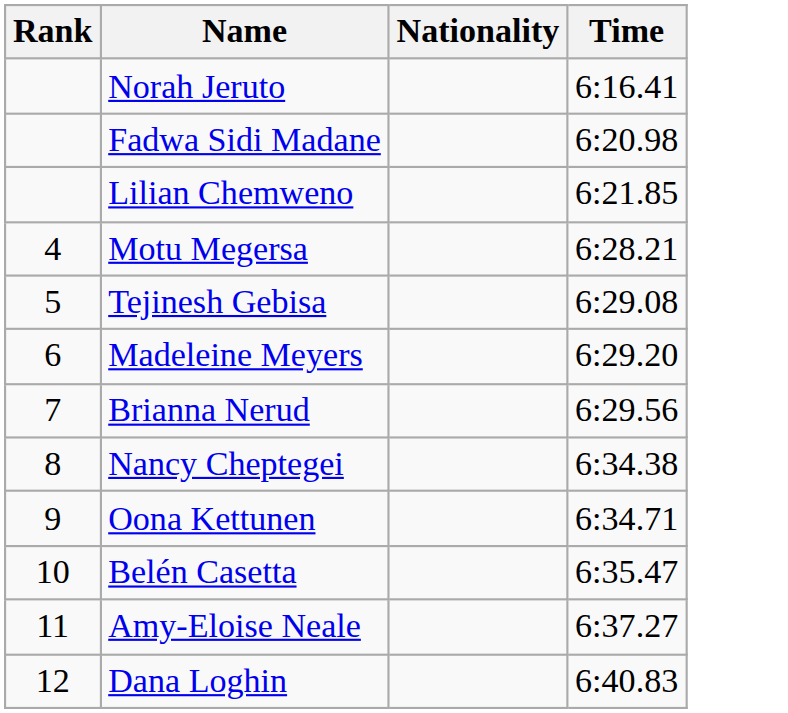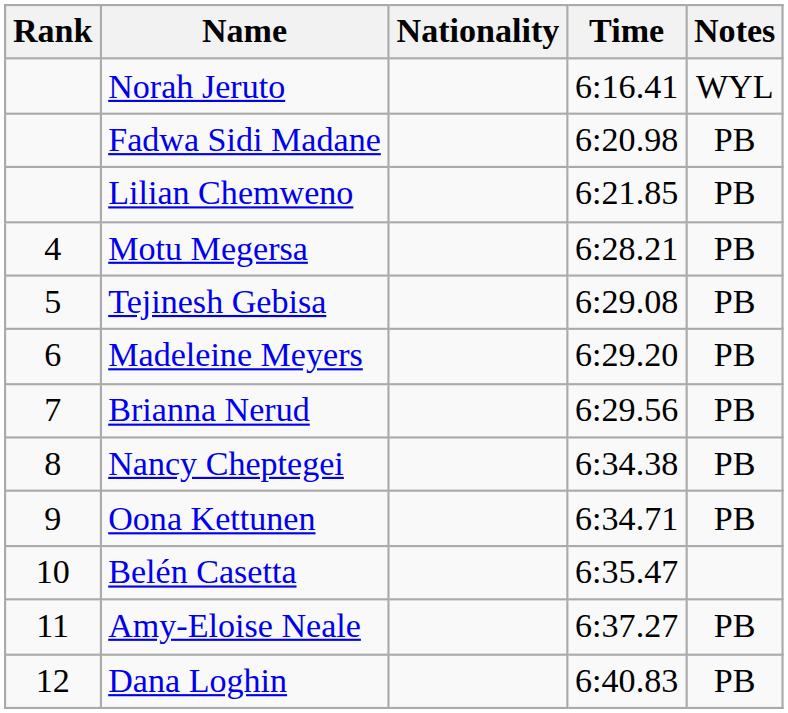+ column: (735, 31)
